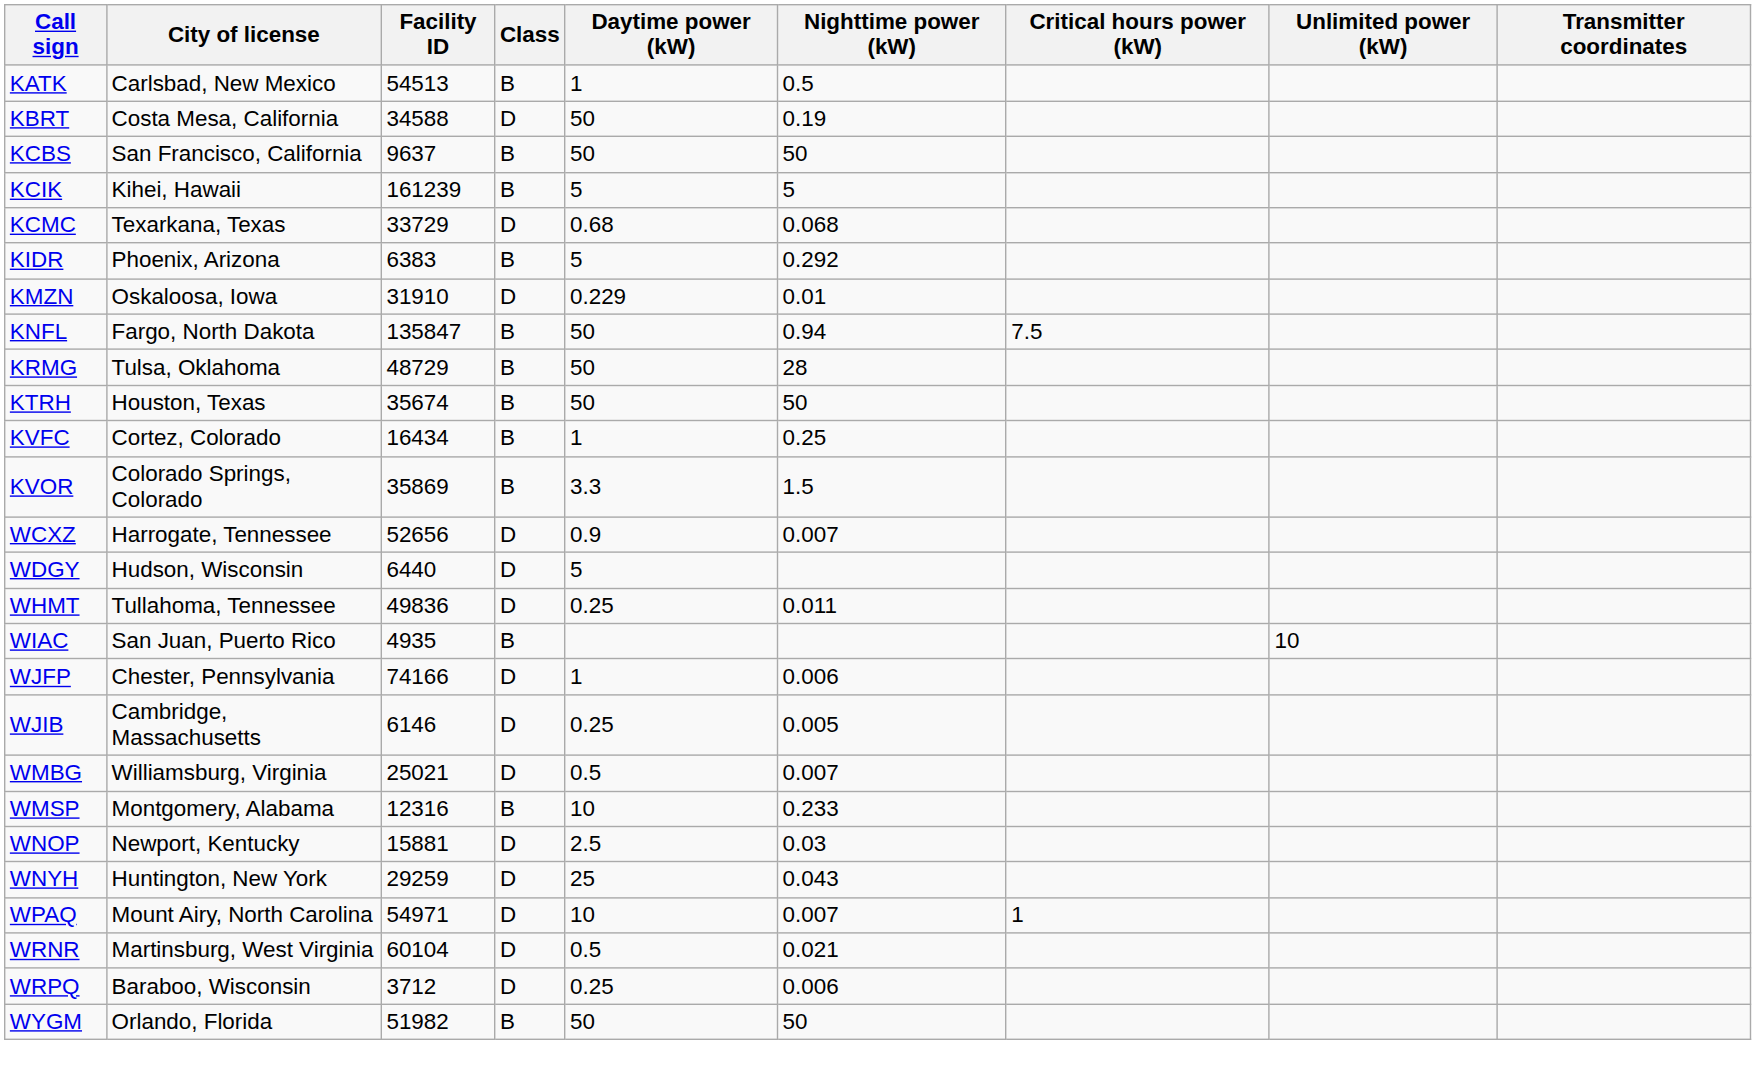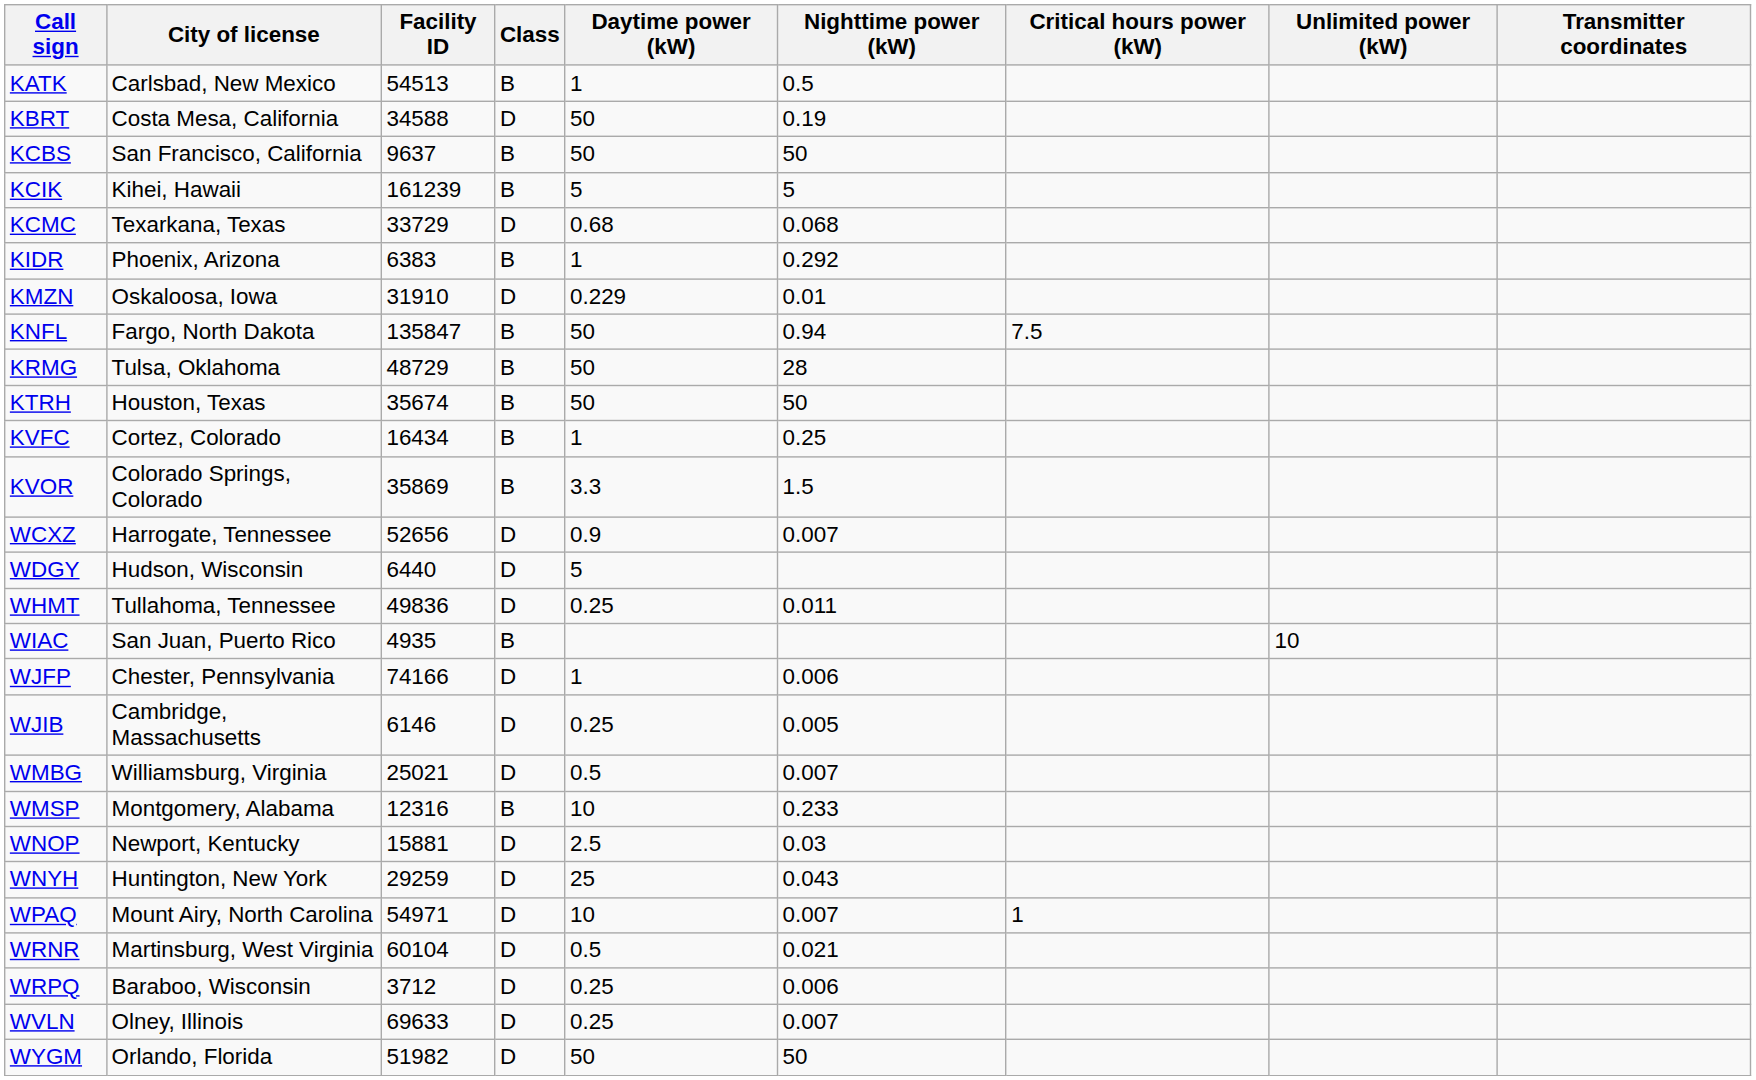(576, 260) 5 -> (576, 260) 1
+ row: (42, 1021)
(507, 1021) B -> (508, 1057) D
